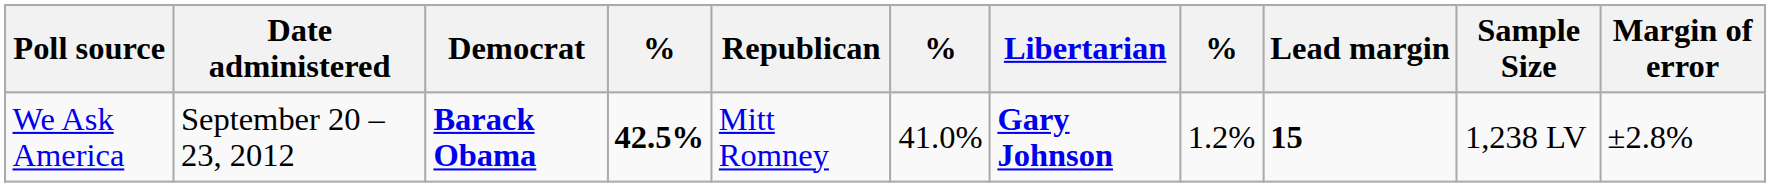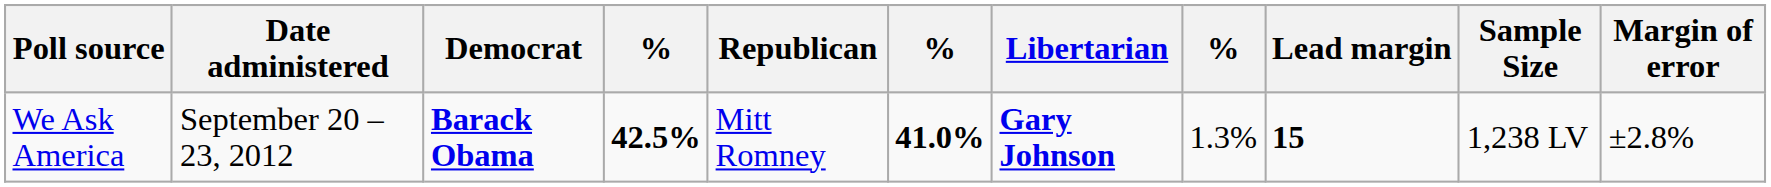(941, 136) normal -> (940, 136) bold
(1222, 136) 1.2% -> (1223, 136) 1.3%
